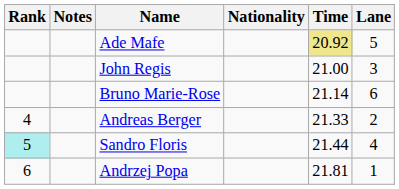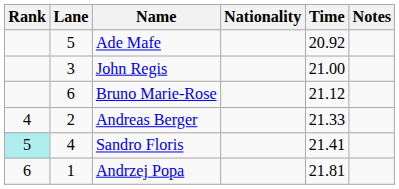columns swapped: (374, 17) <-> (73, 17)
(330, 42) khaki background -> (327, 42) no background
(330, 94) 21.14 -> (327, 94) 21.12
(330, 145) 21.44 -> (327, 145) 21.41
